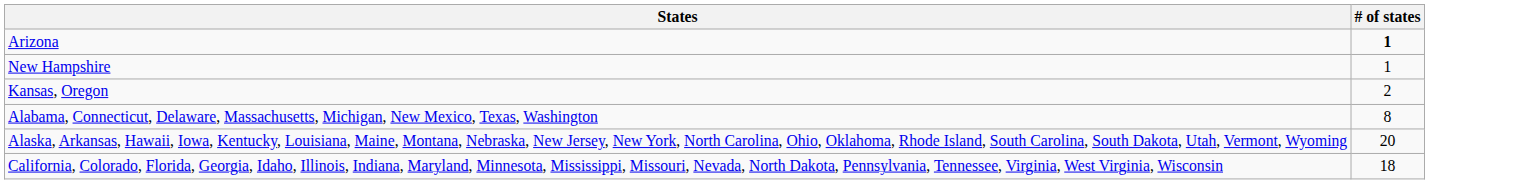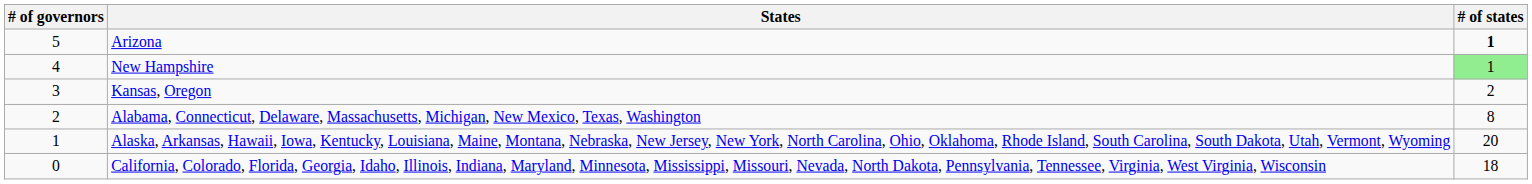+ column: (56, 16)
(1388, 66) no background -> (1491, 66) lightgreen background
